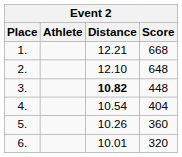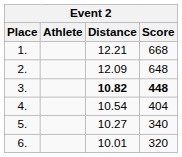(112, 69) 12.10 -> (112, 69) 12.09
(158, 87) normal -> (158, 87) bold
(112, 124) 10.26 -> (112, 124) 10.27
(158, 124) 360 -> (158, 124) 340
